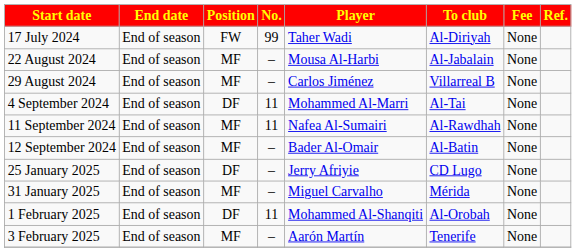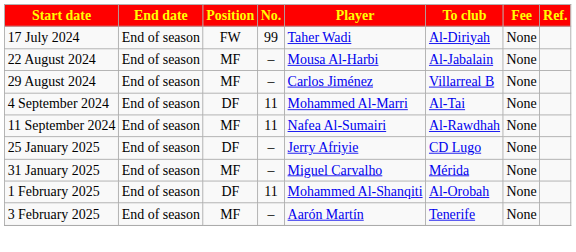- row: (62, 147)
